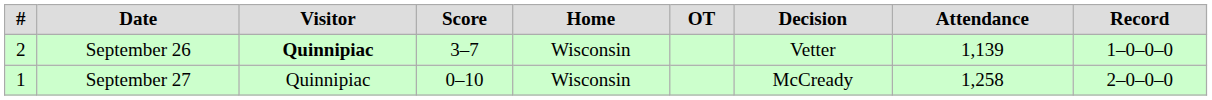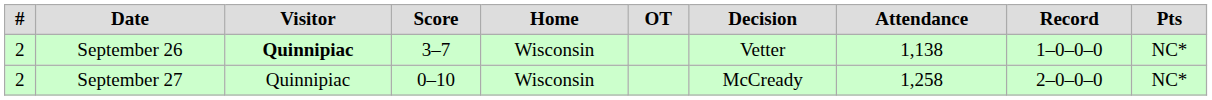+ column: (1169, 19)
(982, 49) 1,139 -> (922, 49) 1,138
(21, 79) 1 -> (20, 79) 2
